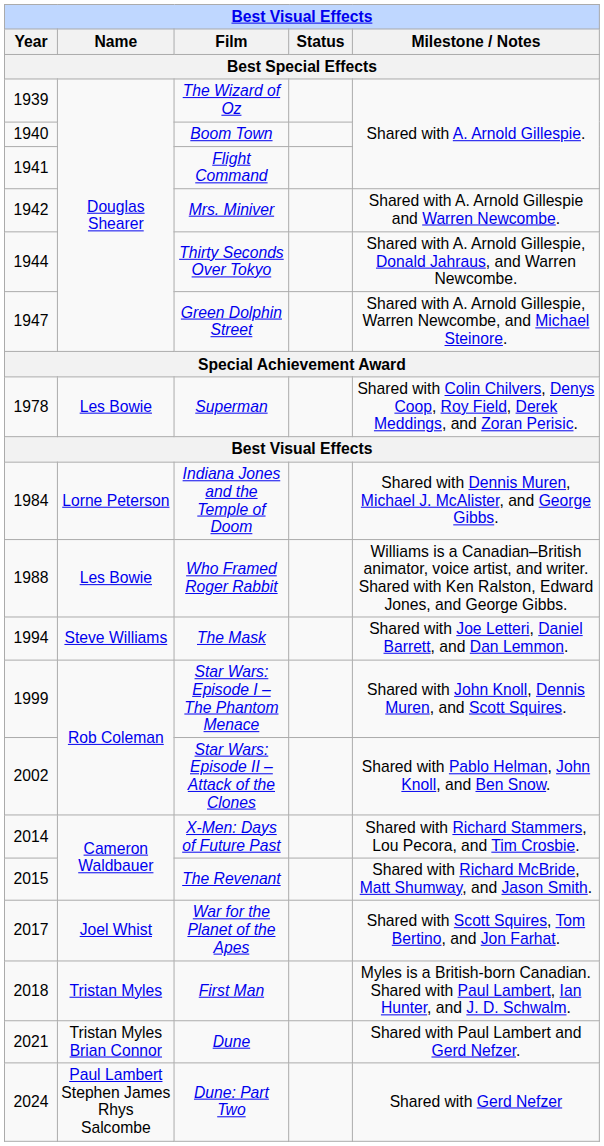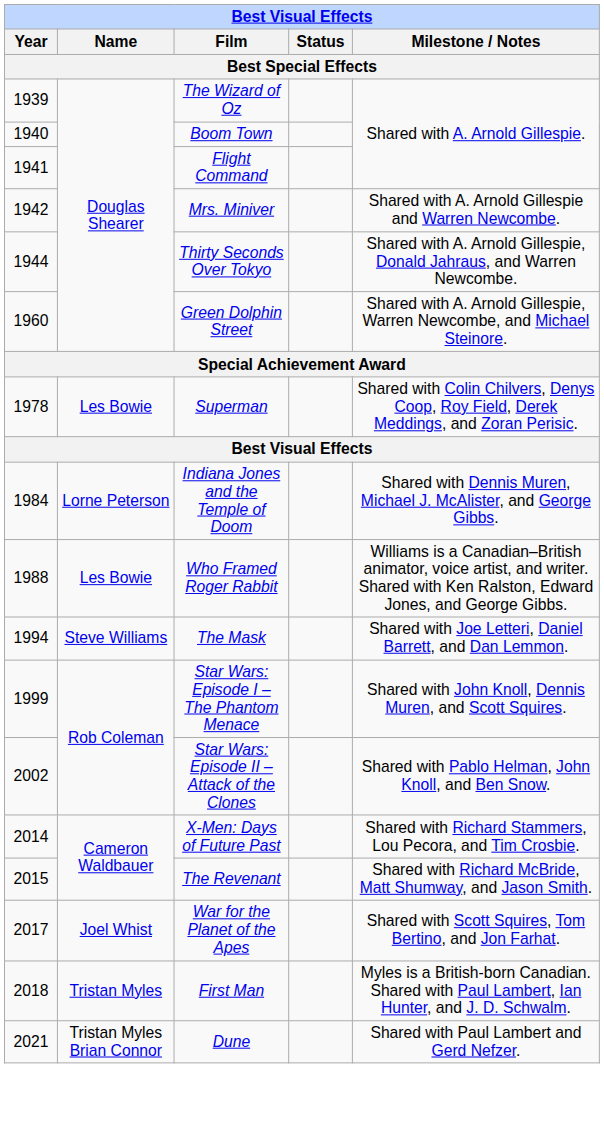(31, 321) 1947 -> (31, 321) 1960
- row: (231, 1102)
